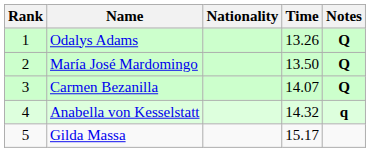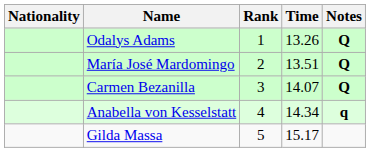columns swapped: (25, 16) <-> (242, 16)
(302, 64) 13.50 -> (302, 64) 13.51
(302, 111) 14.32 -> (302, 111) 14.34
